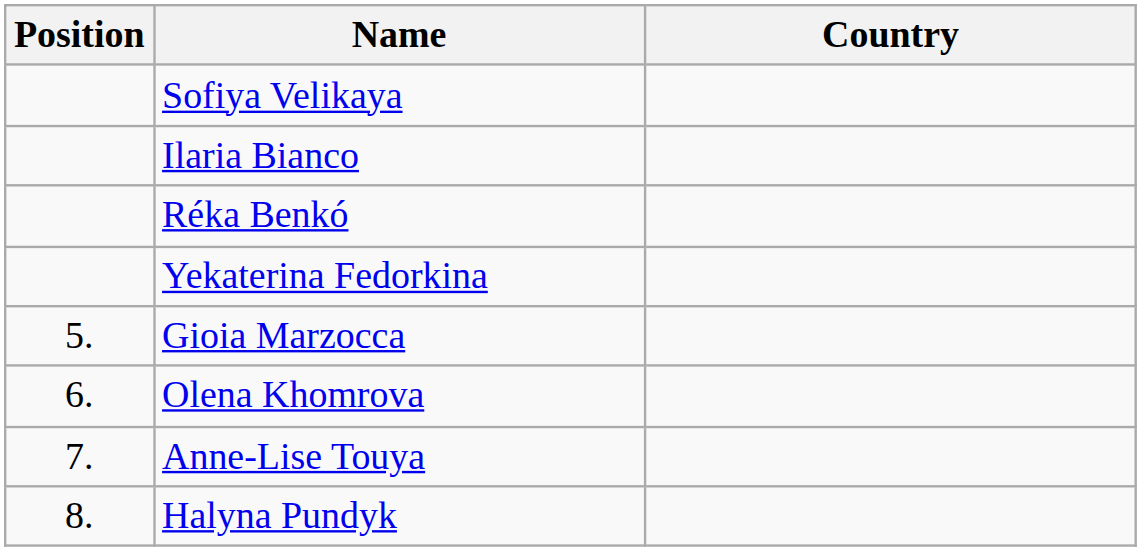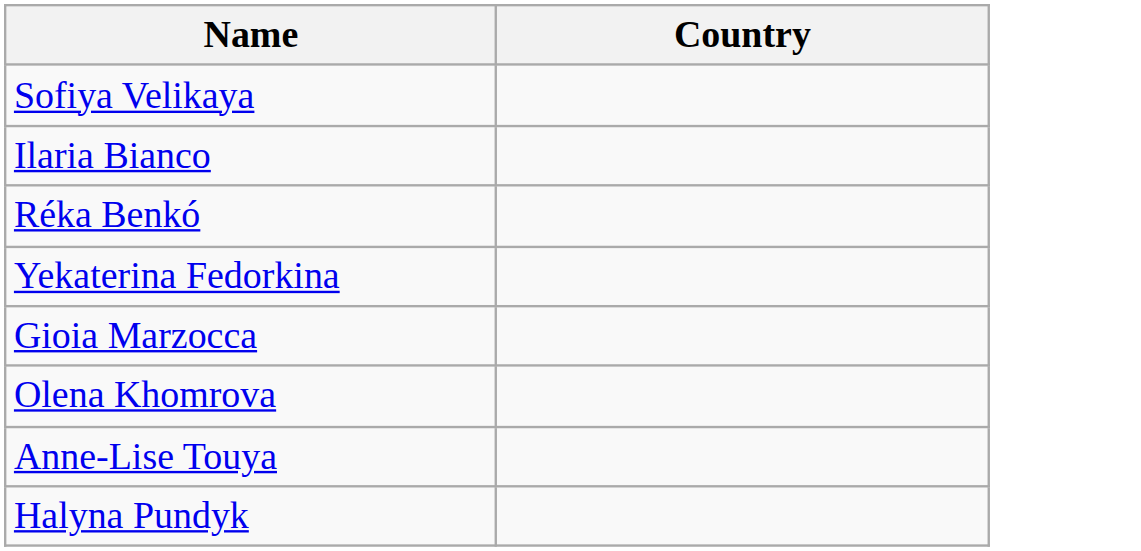- column: (79, 34)
